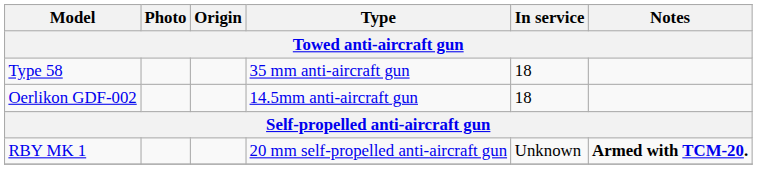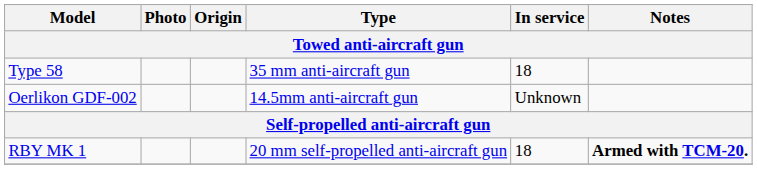(523, 97) 18 -> (548, 97) Unknown
(548, 151) Unknown -> (523, 151) 18
